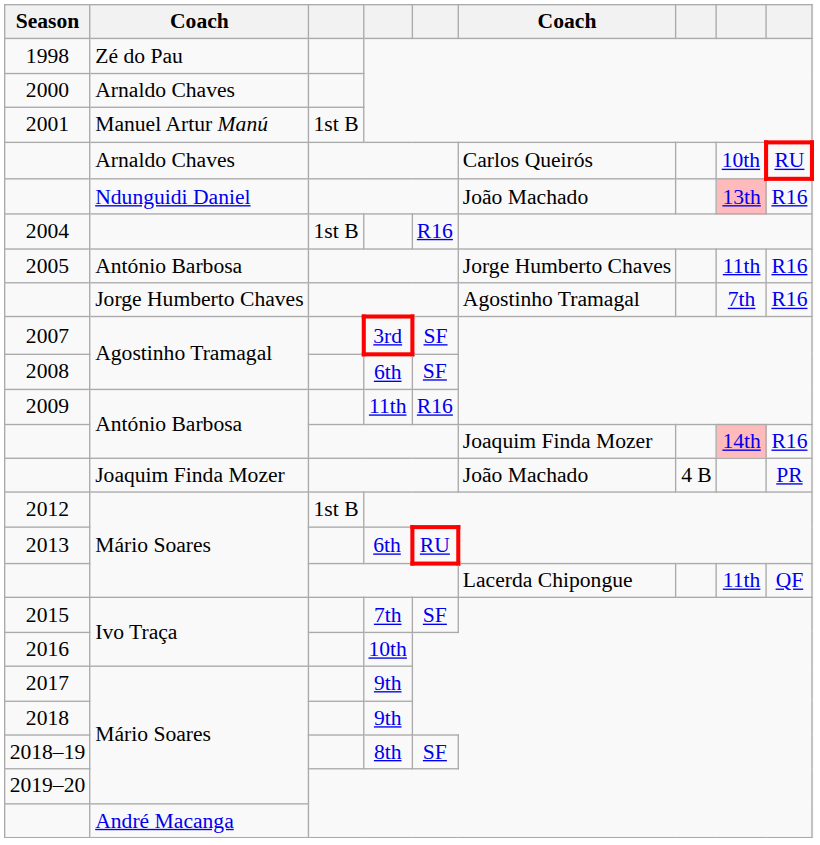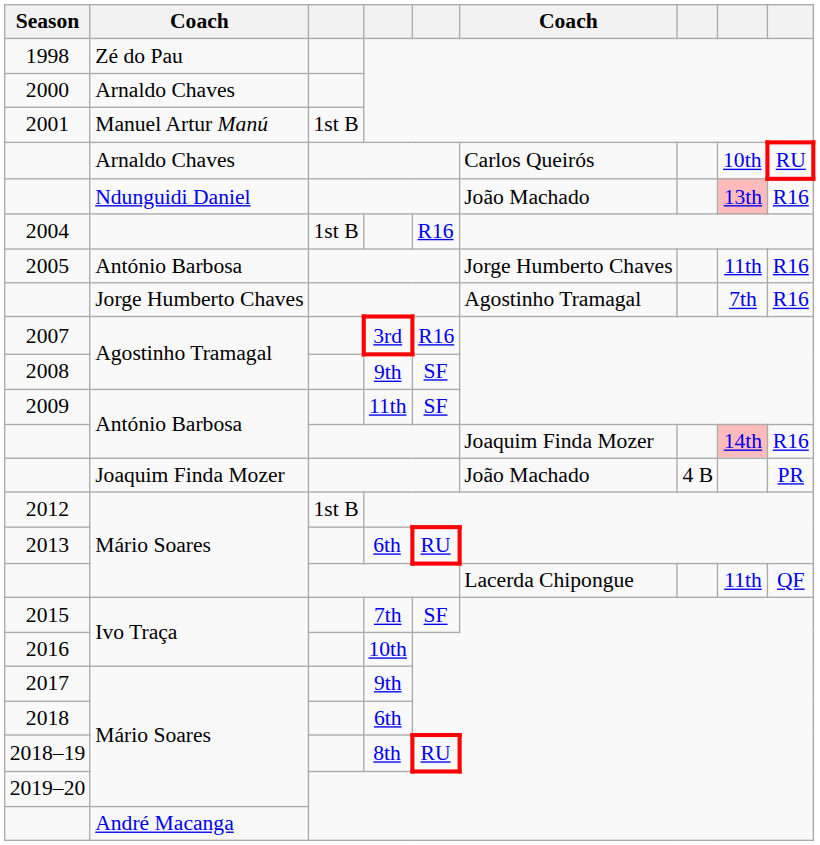(436, 335) SF -> (436, 335) R16
(388, 372) 6th -> (388, 372) 9th
(435, 406) R16 -> (436, 406) SF
(388, 717) 9th -> (388, 717) 6th
(435, 751) SF -> (436, 753) RU
